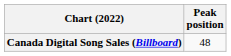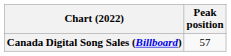(205, 42) 48 -> (205, 42) 57
